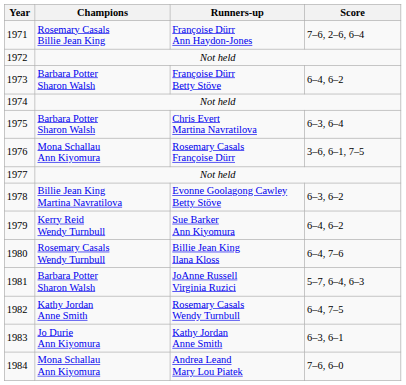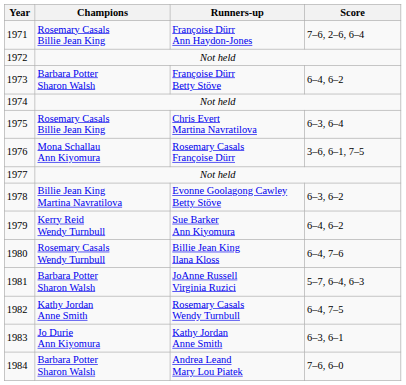(68, 124) Barbara Potter Sharon Walsh -> (73, 124) Rosemary Casals Billie Jean King
(69, 366) Mona Schallau Ann Kiyomura -> (68, 366) Barbara Potter Sharon Walsh
